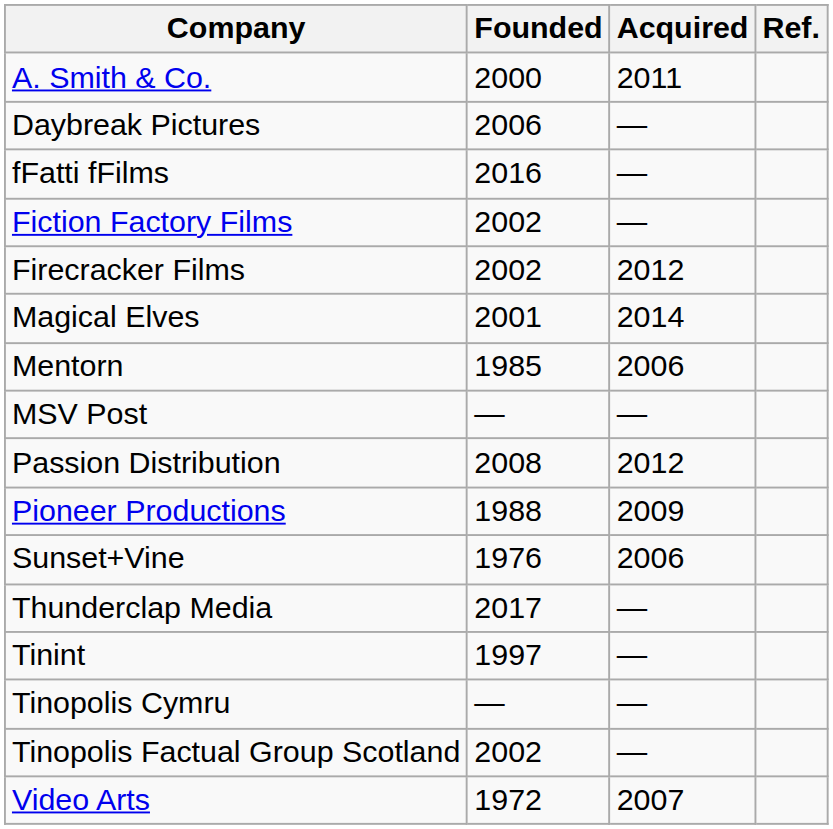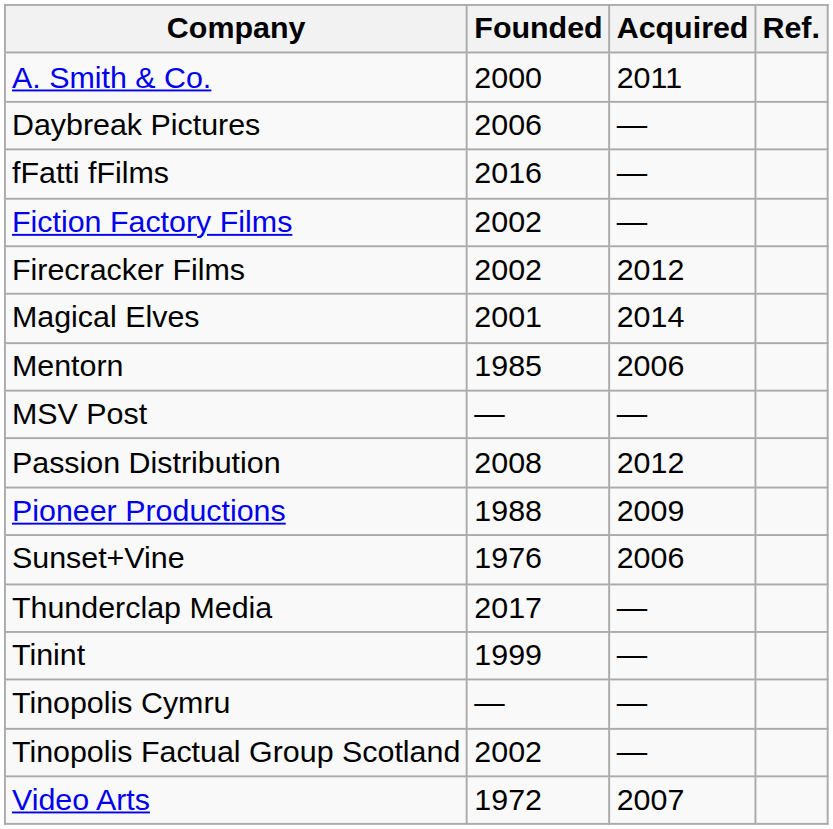(508, 655) 1997 -> (508, 655) 1999
